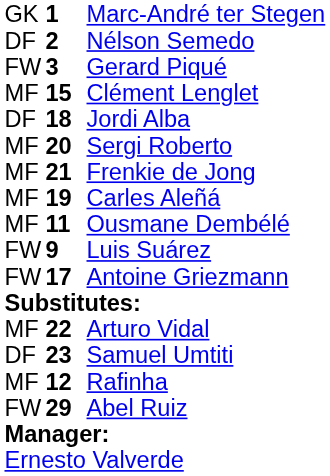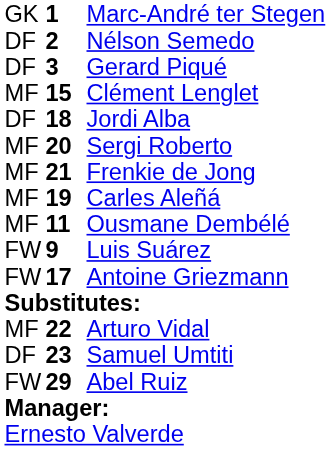(23, 67) FW -> (20, 67) DF
- row: (127, 381)
